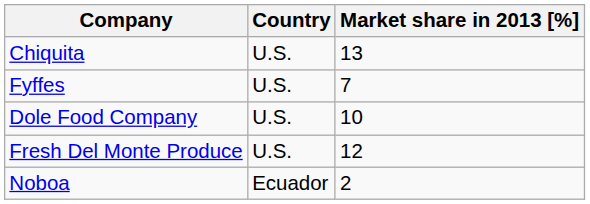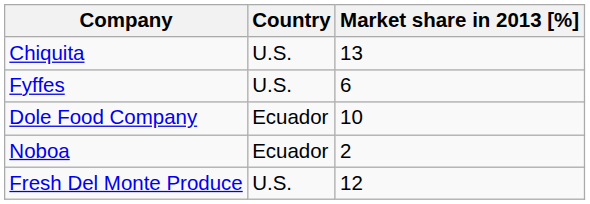(346, 85) 7 -> (346, 85) 6
(272, 118) U.S. -> (290, 118) Ecuador
rows swapped: (126, 150) <-> (40, 183)
